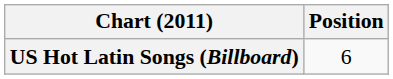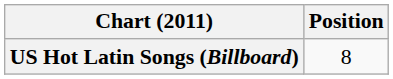(346, 56) 6 -> (346, 56) 8
